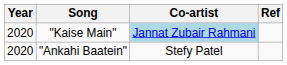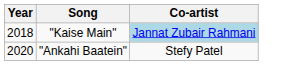- column: (270, 13)
(20, 32) 2020 -> (20, 32) 2018
